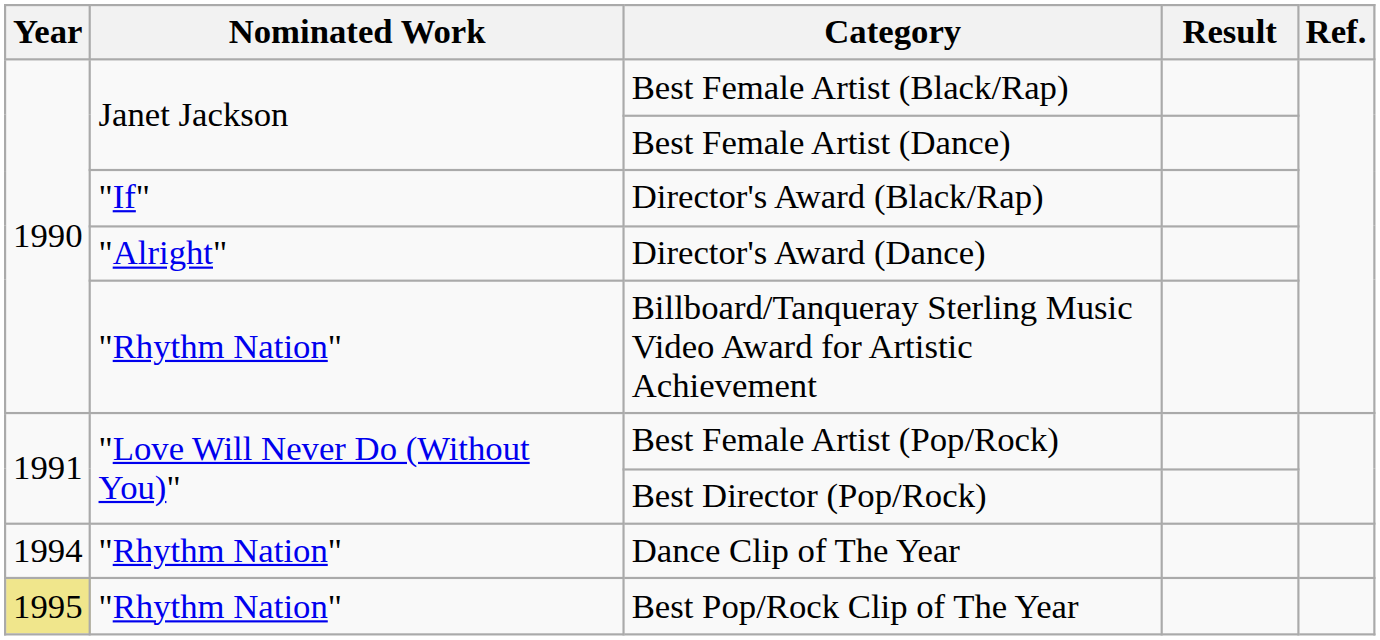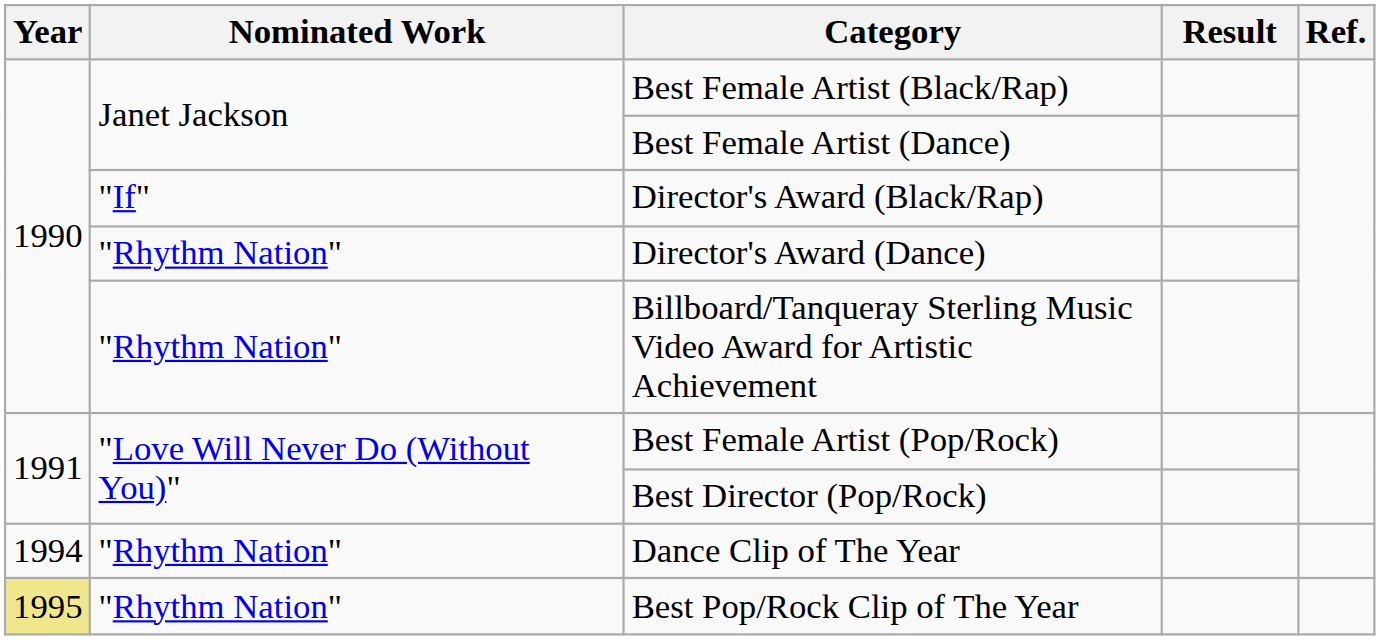(163, 252) "Alright" -> (220, 252) "Rhythm Nation"
